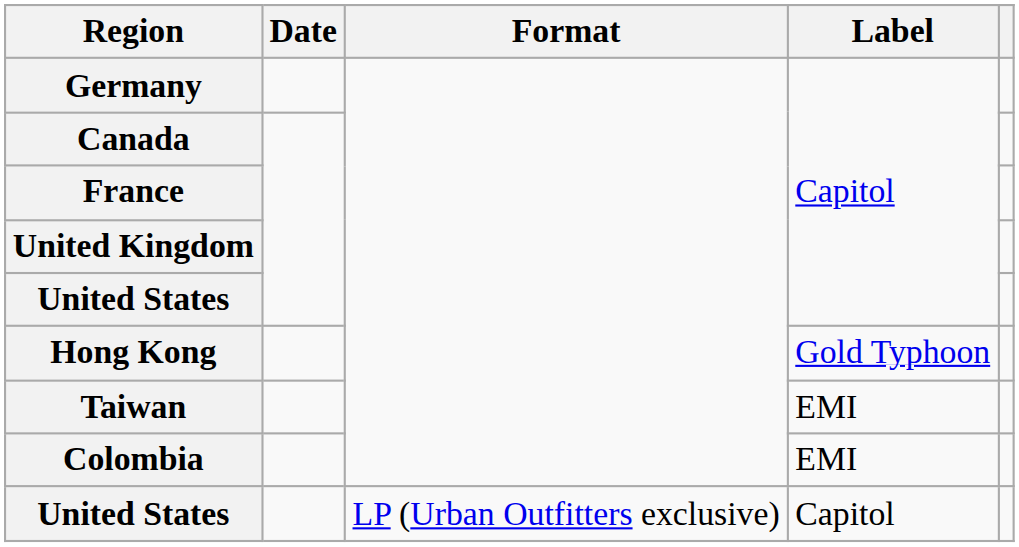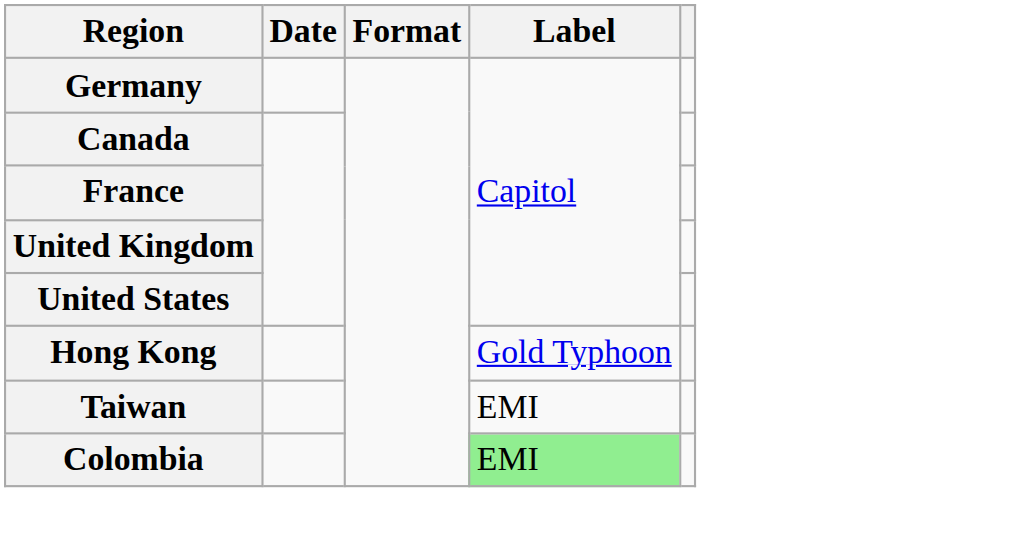(826, 459) no background -> (508, 459) lightgreen background
- row: (133, 513)
